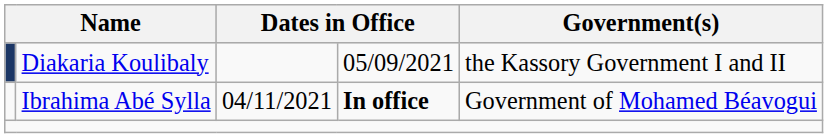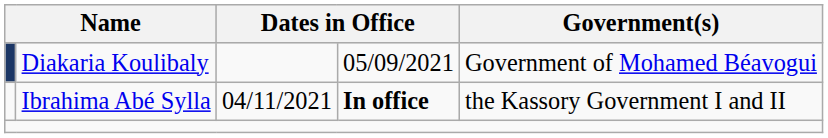(625, 62) the Kassory Government I and II -> (641, 62) Government of Mohamed Béavogui
(641, 100) Government of Mohamed Béavogui -> (625, 100) the Kassory Government I and II
